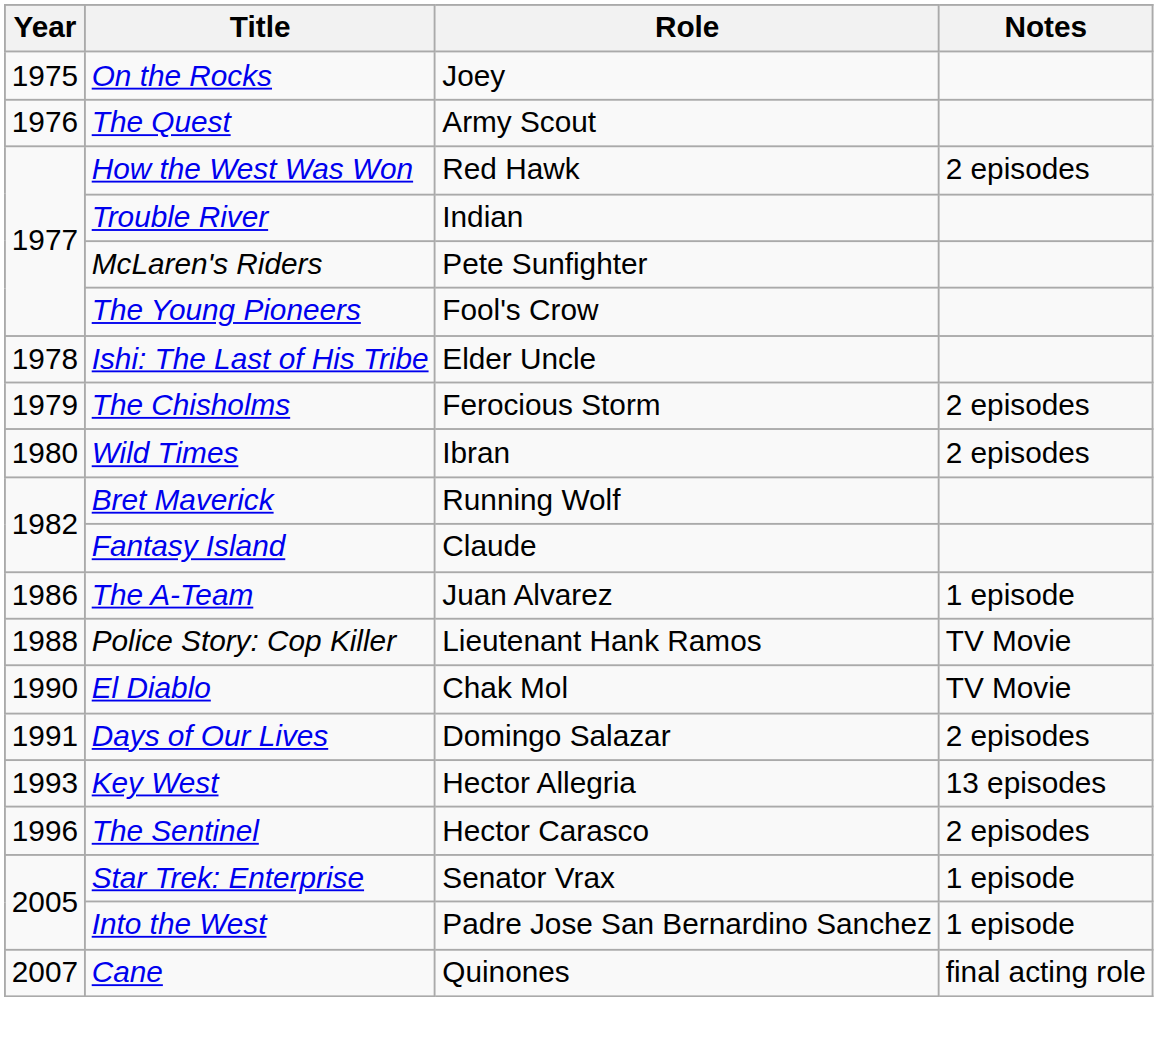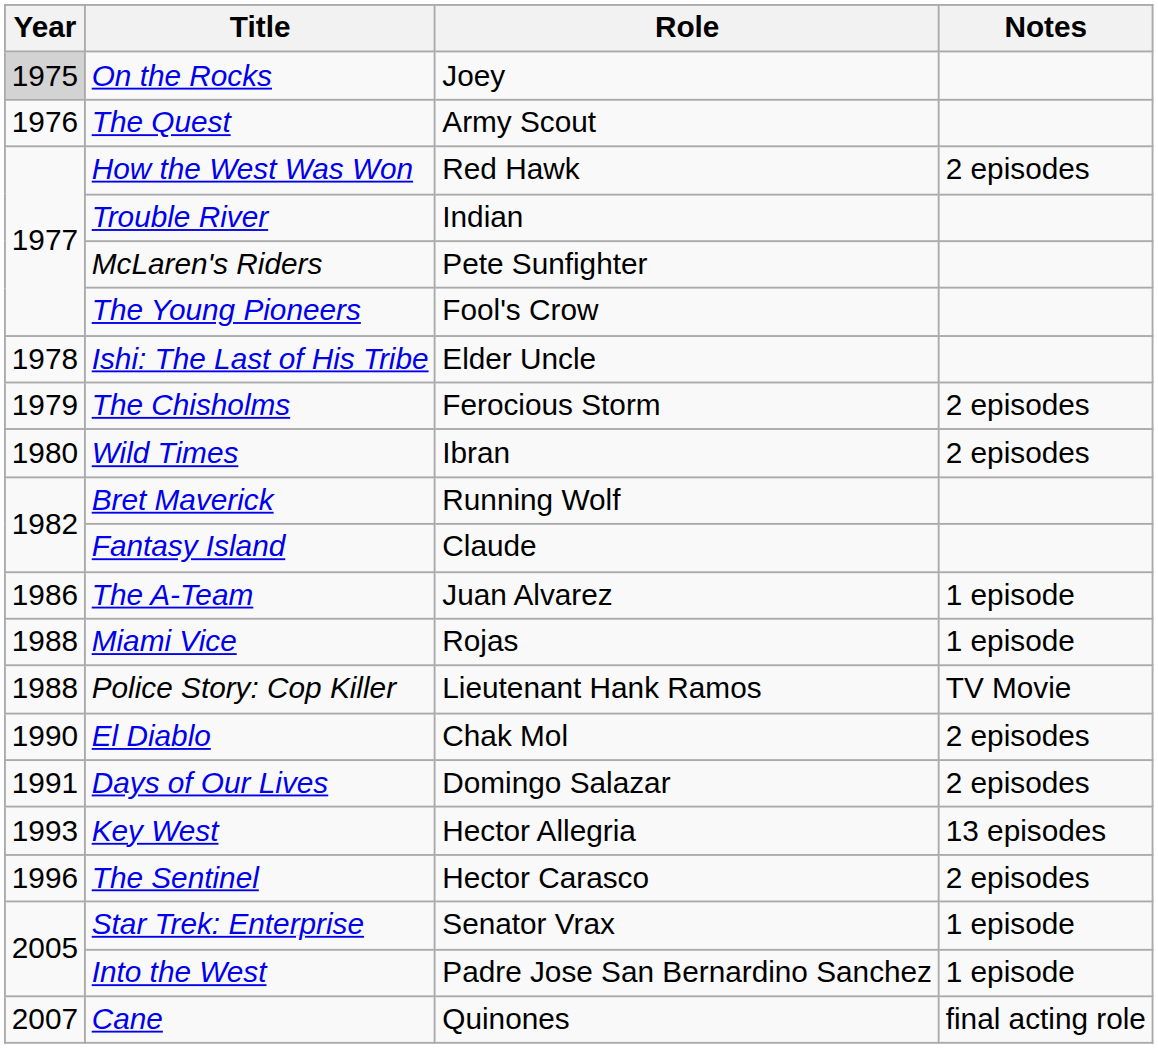(45, 75) no background -> (45, 75) lightgrey background
+ row: (164, 641)
(1009, 688) TV Movie -> (1018, 736) 2 episodes
